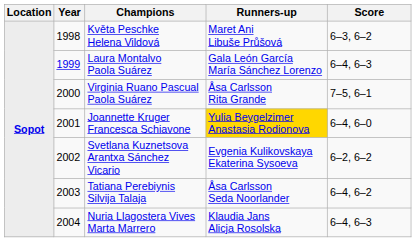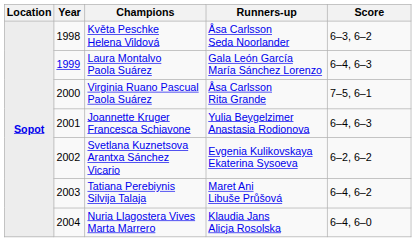(245, 36) Maret Ani Libuše Průšová -> (249, 36) Åsa Carlsson Seda Noorlander
(259, 123) gold background -> (259, 123) no background
(351, 123) 6–4, 6–0 -> (351, 123) 6–4, 6–3
(249, 193) Åsa Carlsson Seda Noorlander -> (245, 193) Maret Ani Libuše Průšová
(351, 222) 6–4, 6–3 -> (351, 222) 6–4, 6–0
